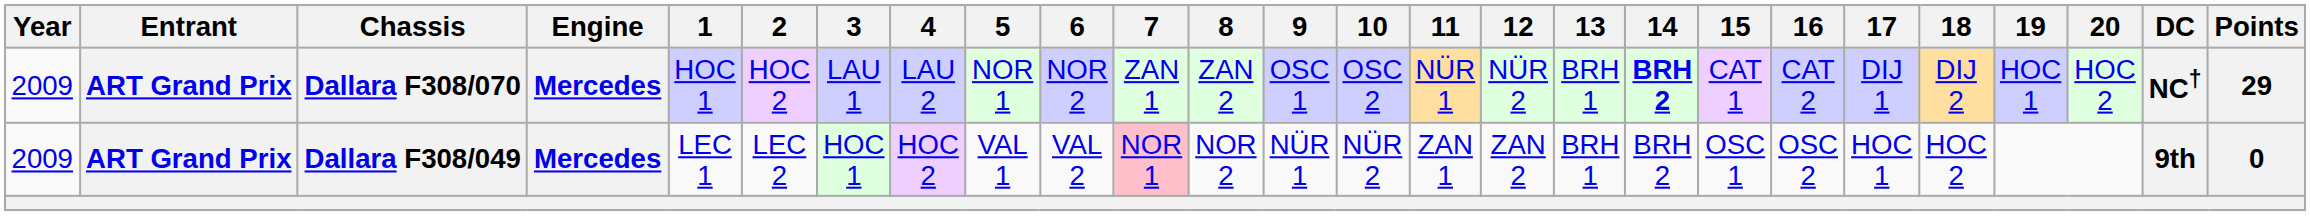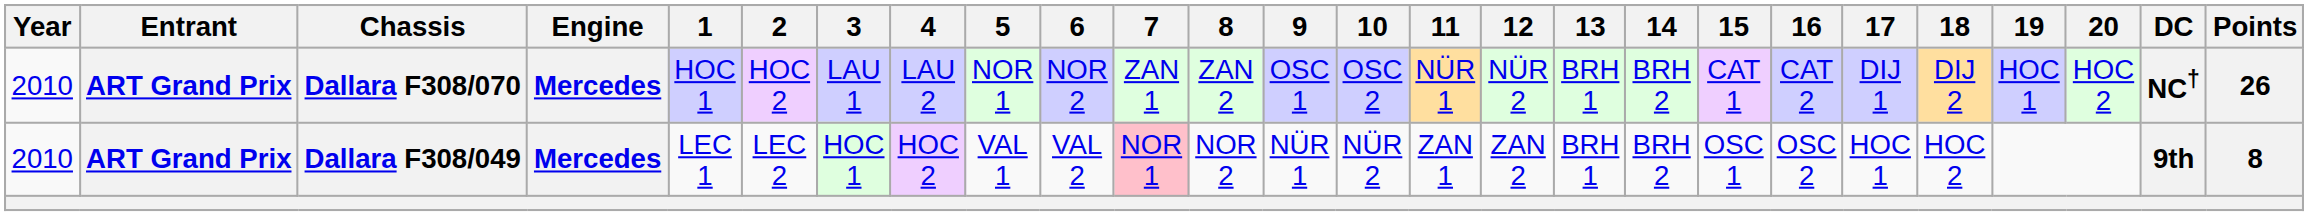(42, 85) 2009 -> (42, 85) 2010
(1662, 85) bold -> (1662, 85) normal
(2257, 85) 29 -> (2255, 85) 26
(42, 159) 2009 -> (42, 159) 2010
(2257, 159) 0 -> (2255, 159) 8
